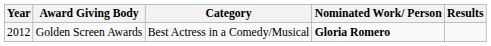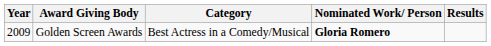(19, 32) 2012 -> (19, 32) 2009
